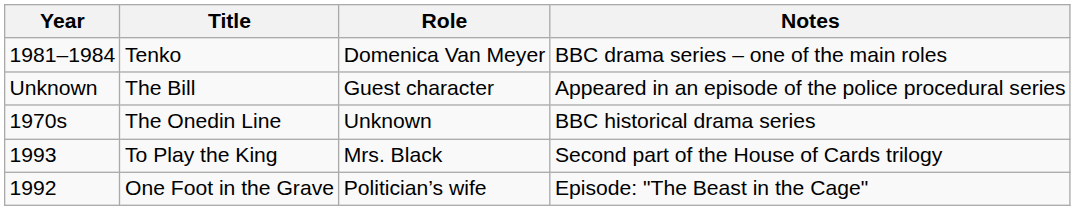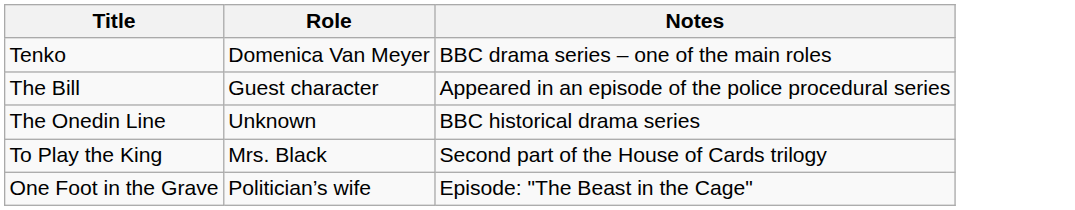- column: (62, 21)
